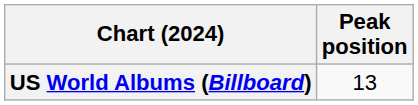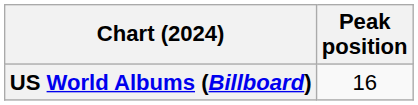(365, 81) 13 -> (365, 81) 16
